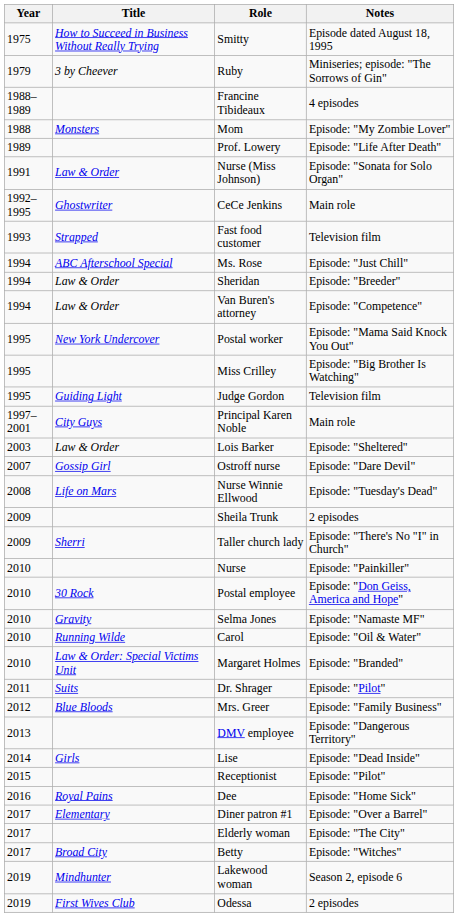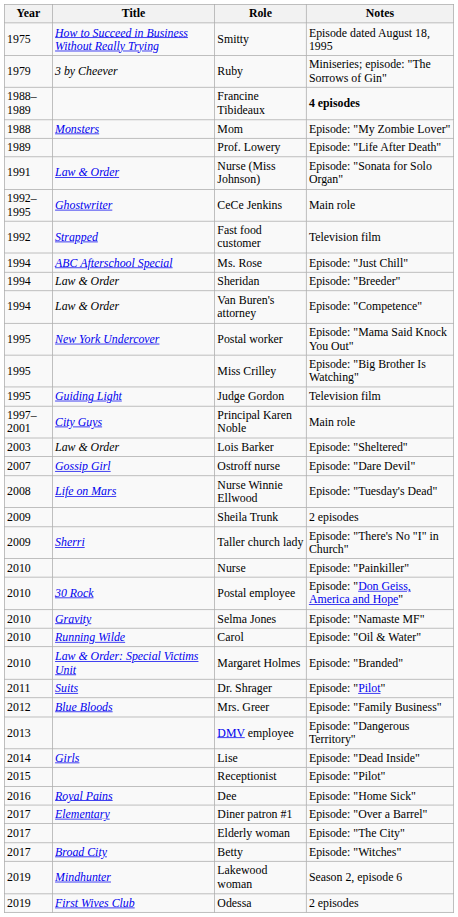(334, 103) normal -> (334, 103) bold
(19, 237) 1993 -> (19, 237) 1992
